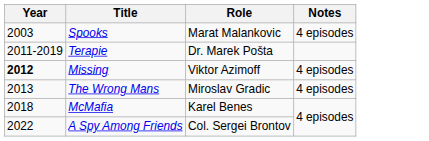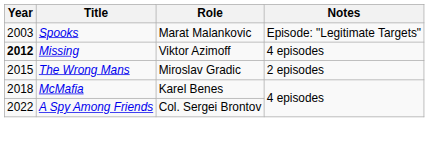(325, 32) 4 episodes -> (344, 32) Episode: "Legitimate Targets"
- row: (88, 51)
(20, 88) 2013 -> (20, 70) 2015
(325, 88) 4 episodes -> (295, 70) 2 episodes
